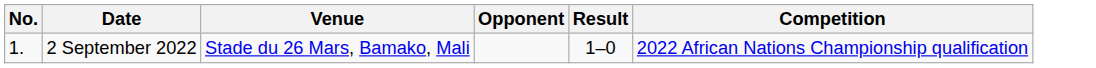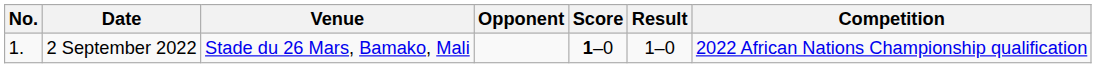+ column: (598, 18)
